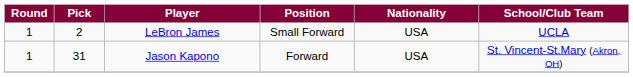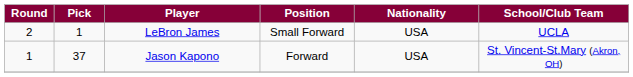(29, 31) 1 -> (29, 31) 2
(79, 31) 2 -> (79, 31) 1
(79, 56) 31 -> (79, 56) 37
